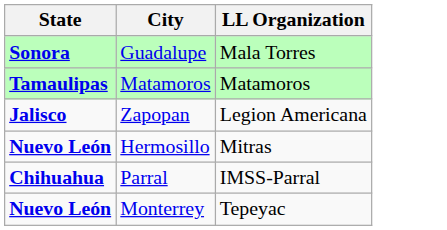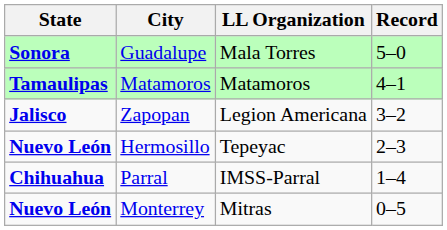+ column: (407, 20)
(246, 146) Mitras -> (253, 146) Tepeyac
(253, 209) Tepeyac -> (246, 209) Mitras
